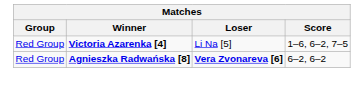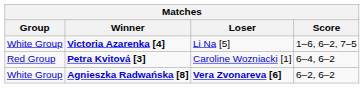(40, 43) Red Group -> (35, 43) White Group
+ row: (106, 59)
(40, 59) Red Group -> (35, 75) White Group
